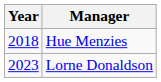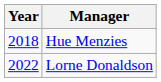(23, 65) 2023 -> (23, 65) 2022
